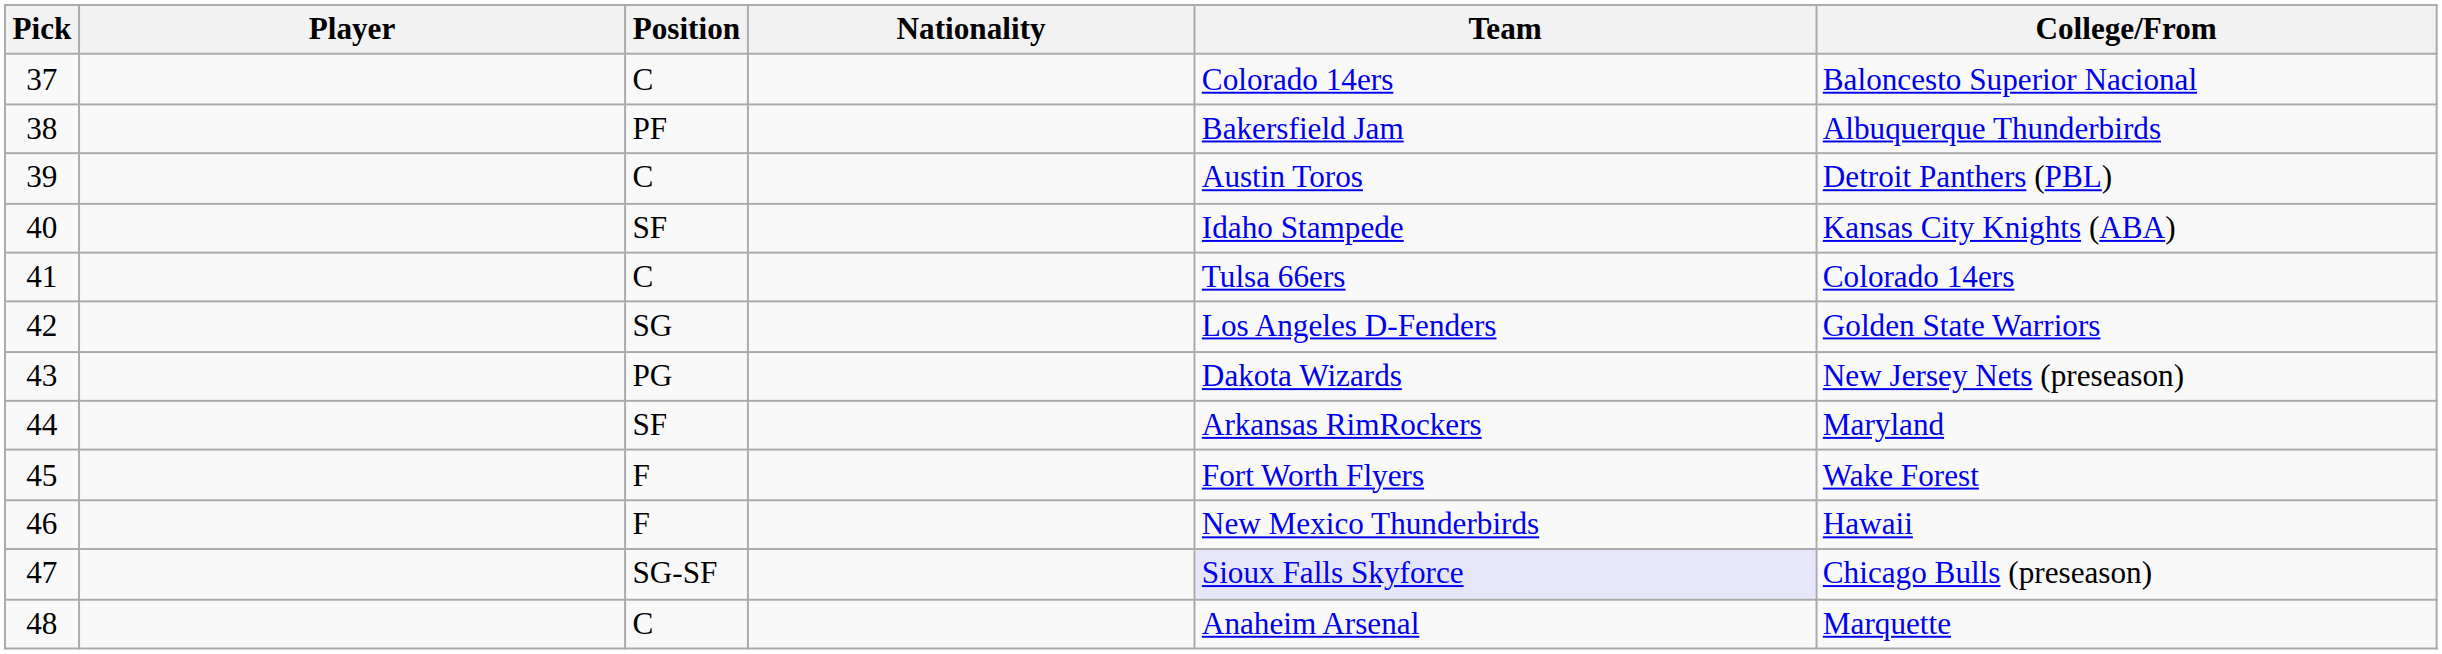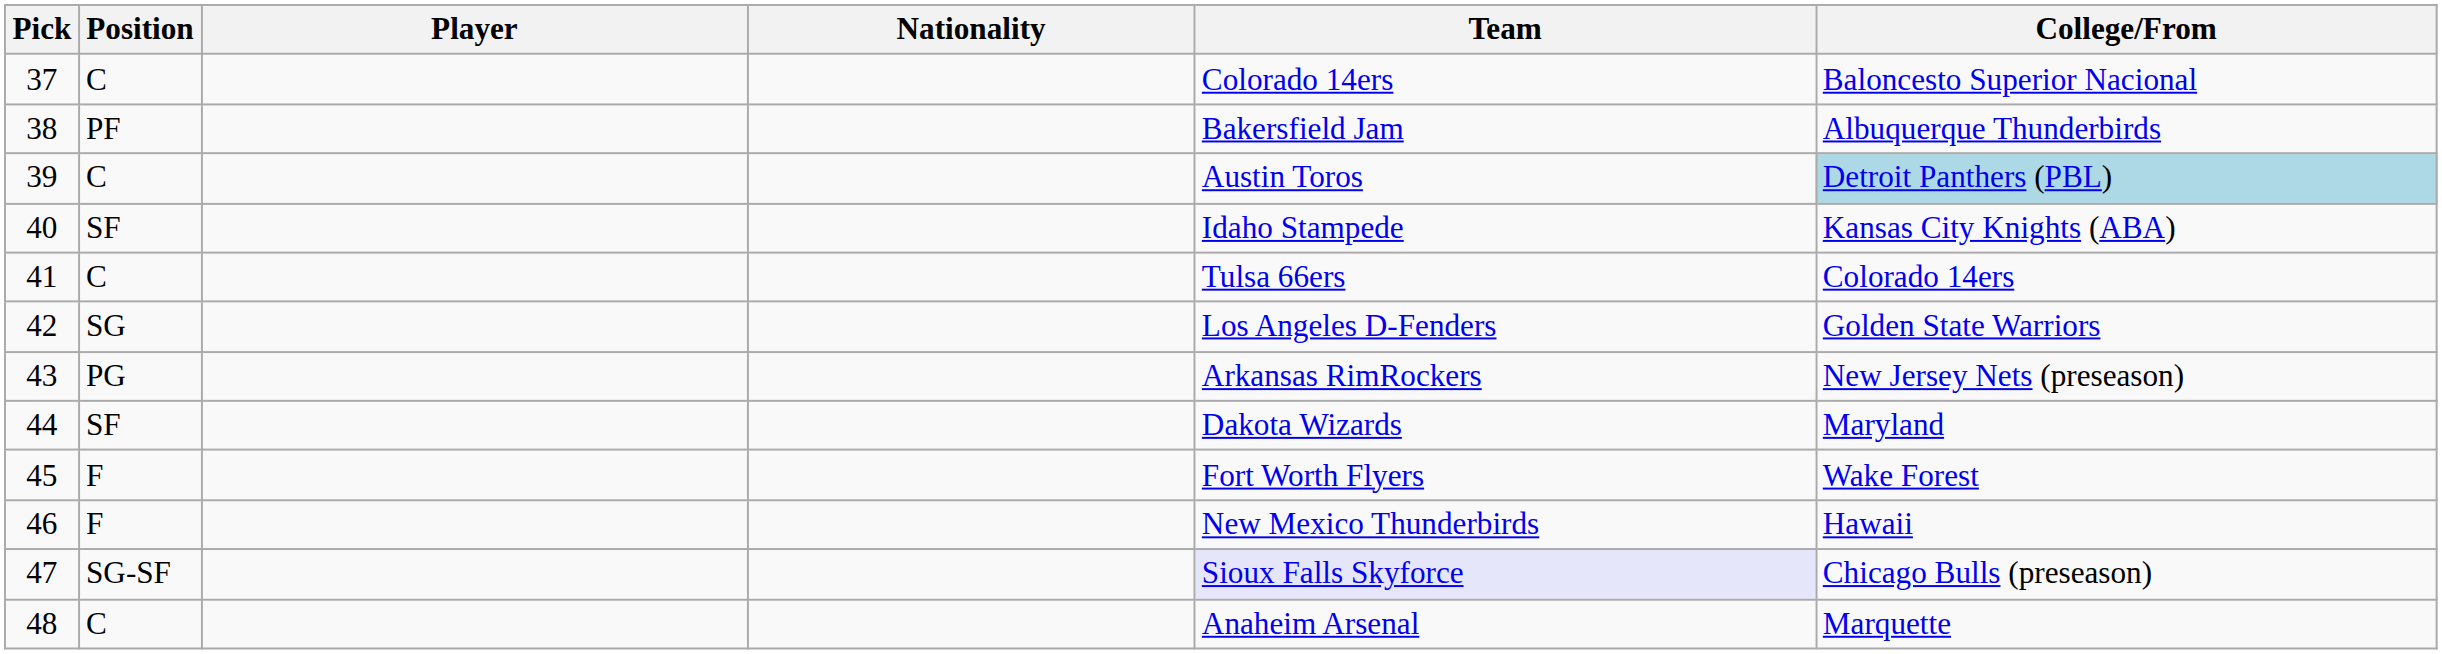columns swapped: (352, 29) <-> (686, 29)
(1968, 177) no background -> (1968, 177) lightblue background
(1302, 375) Dakota Wizards -> (1342, 375) Arkansas RimRockers
(1342, 425) Arkansas RimRockers -> (1302, 425) Dakota Wizards
